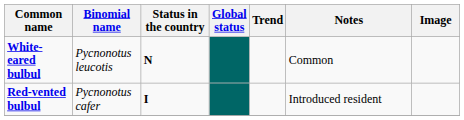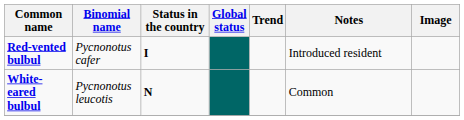rows swapped: (36, 99) <-> (25, 60)
